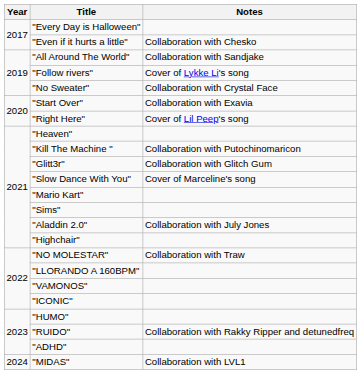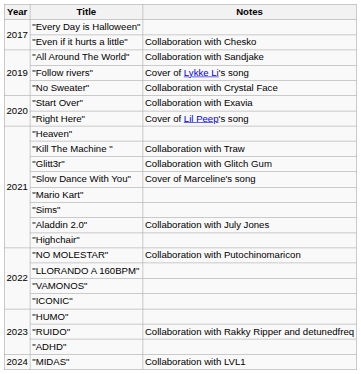(223, 149) Collaboration with Putochinomaricon -> (195, 149) Collaboration with Traw
(195, 255) Collaboration with Traw -> (223, 255) Collaboration with Putochinomaricon
